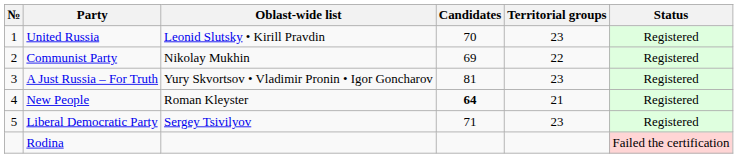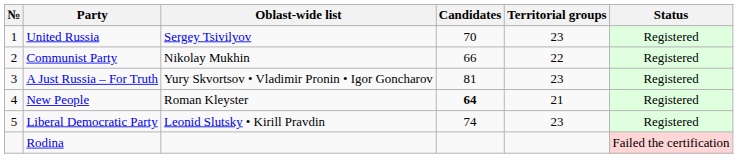(245, 36) Leonid Slutsky • Kirill Pravdin -> (208, 36) Sergey Tsivilyov
(470, 57) 69 -> (470, 57) 66
(208, 121) Sergey Tsivilyov -> (245, 121) Leonid Slutsky • Kirill Pravdin
(470, 121) 71 -> (470, 121) 74
